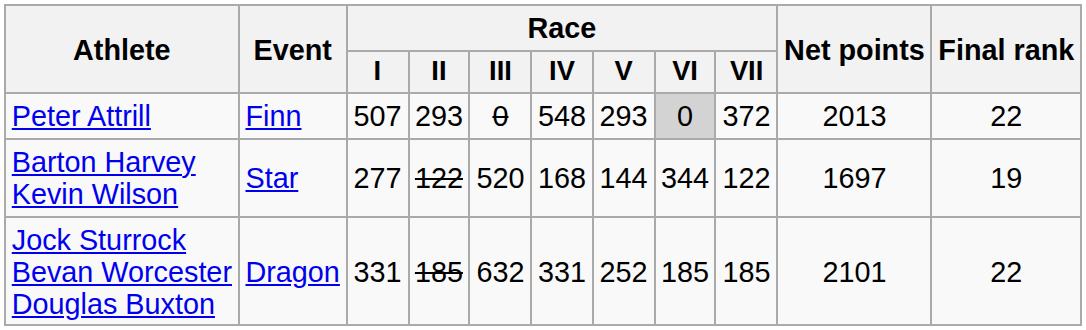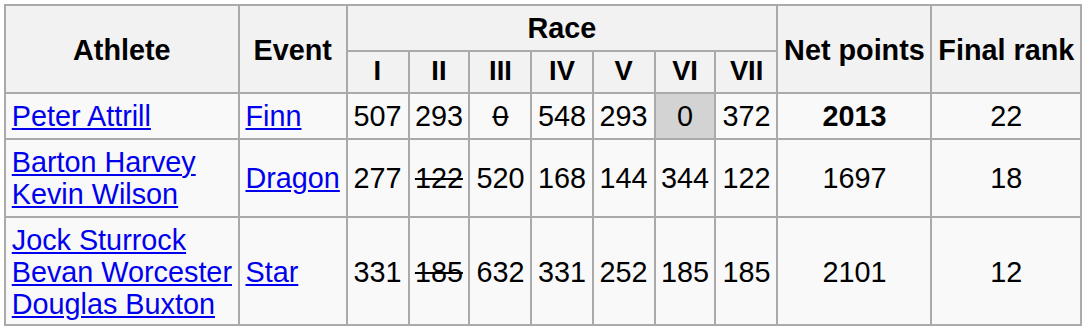(854, 117) normal -> (854, 117) bold
(272, 178) Star -> (293, 178) Dragon
(1006, 178) 19 -> (1006, 178) 18
(293, 272) Dragon -> (272, 272) Star
(1006, 272) 22 -> (1006, 272) 12
